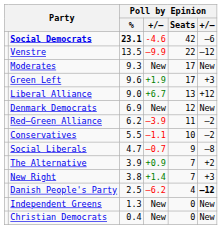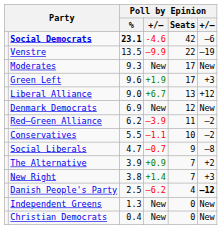(207, 53) –12 -> (207, 53) –19
